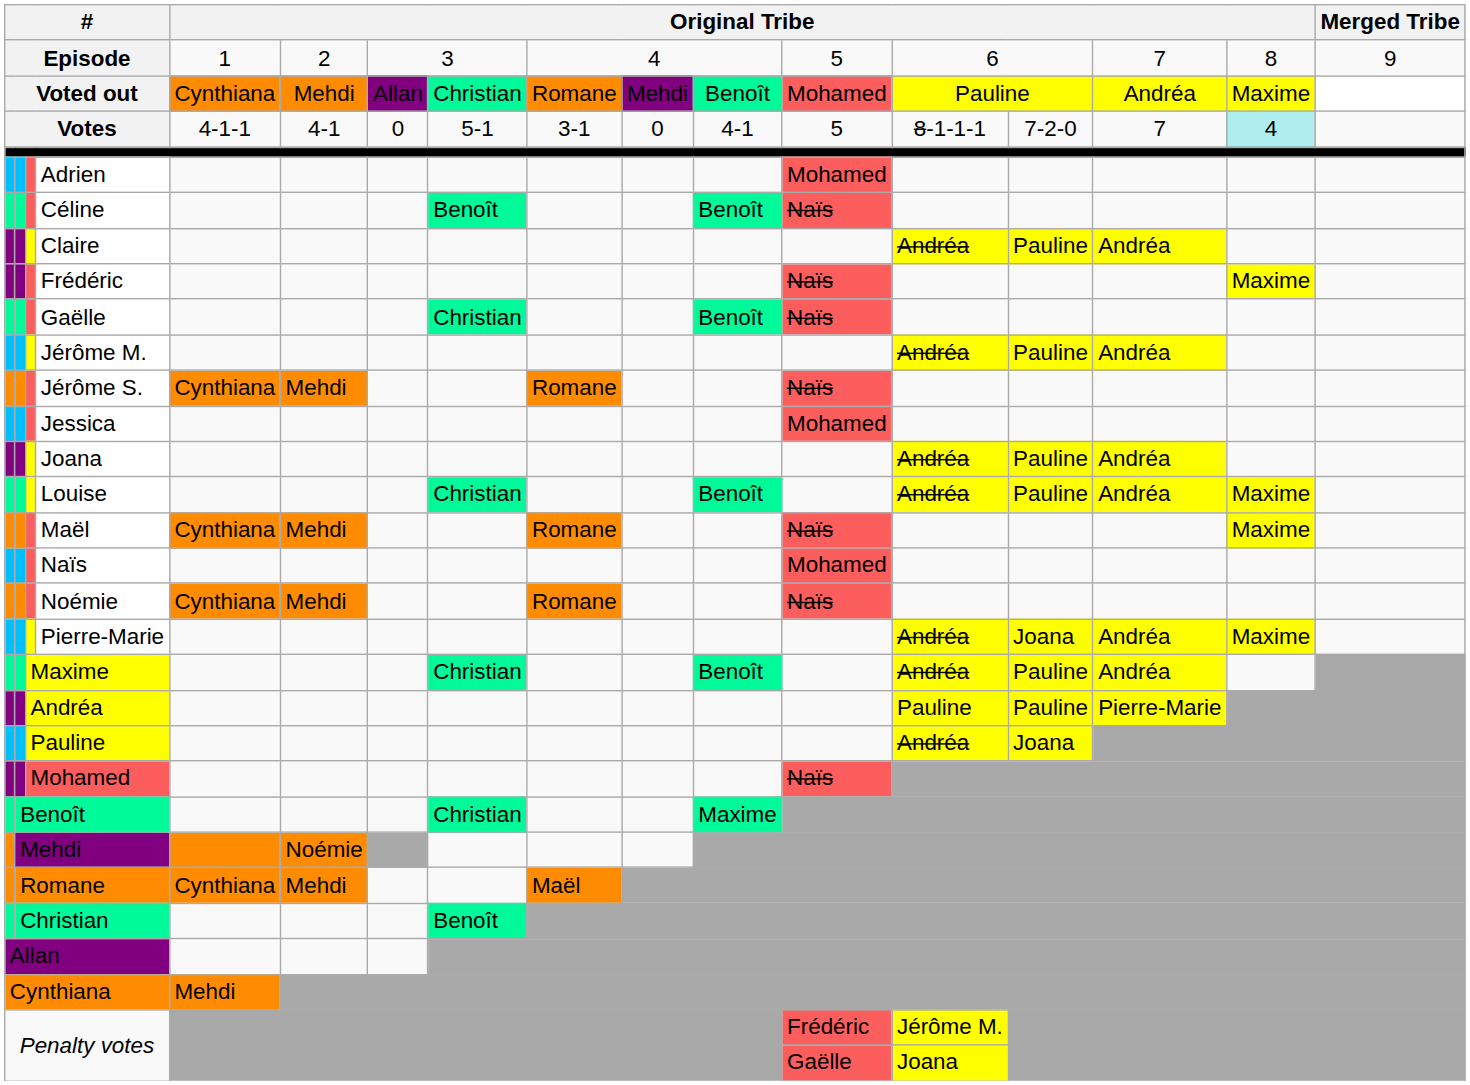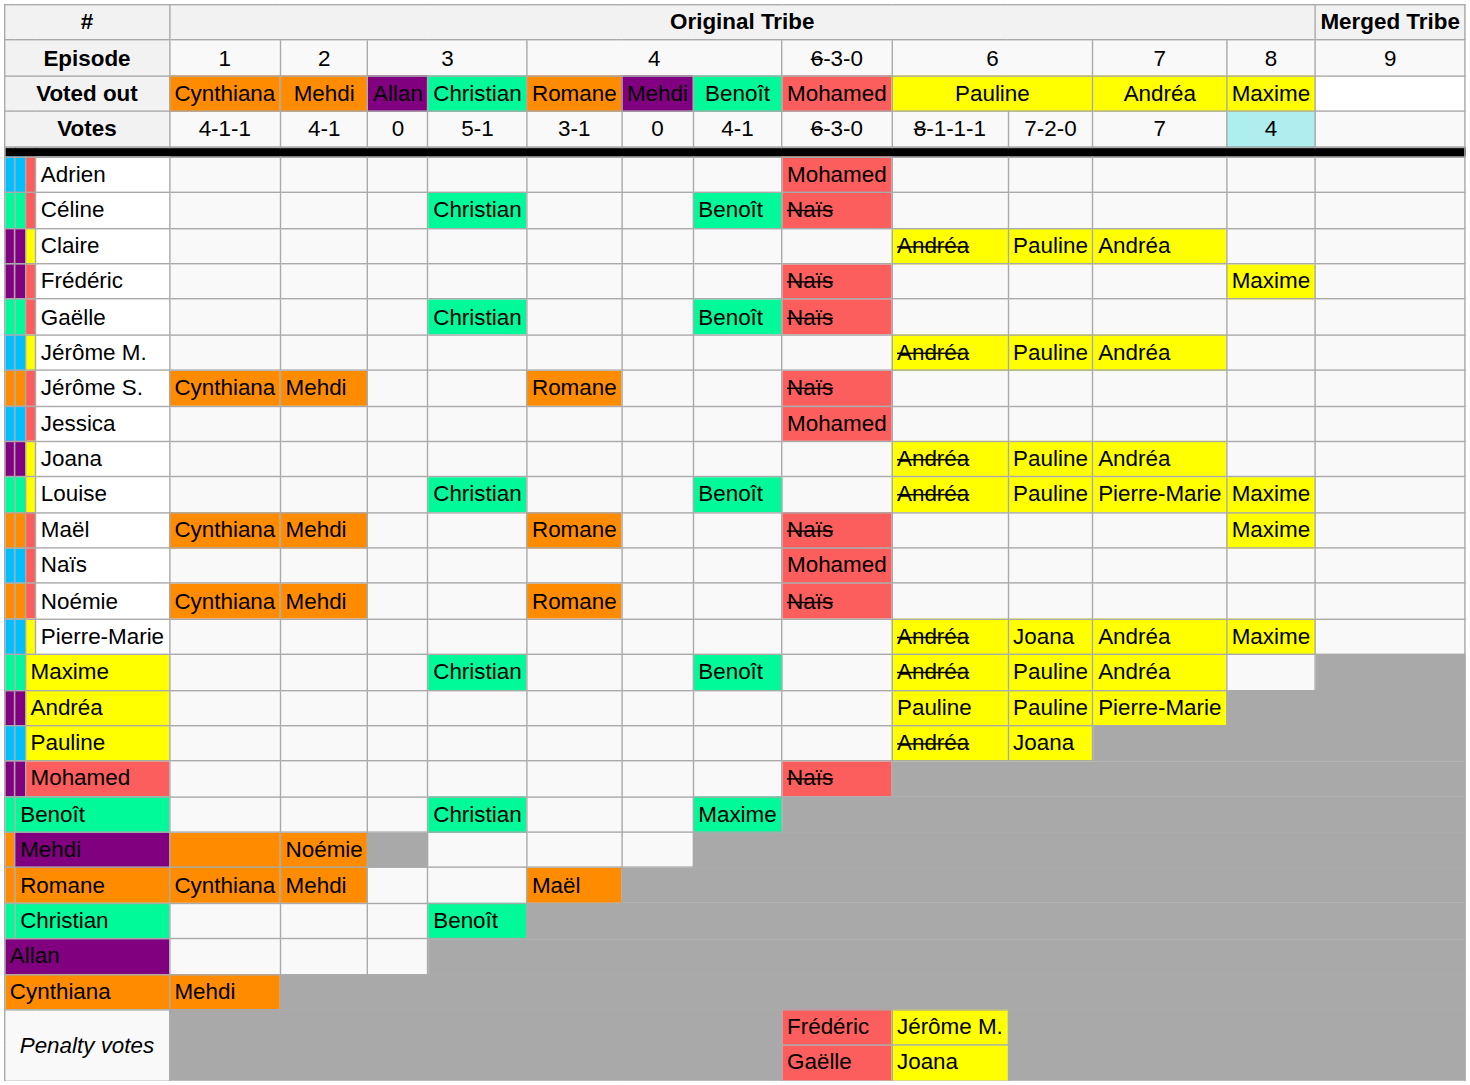(837, 57) 5 -> (837, 57) 6-3-0
(837, 128) 5 -> (837, 128) 6-3-0
(466, 210) Benoît -> (477, 210) Christian
(1134, 494) Andréa -> (1160, 494) Pierre-Marie
